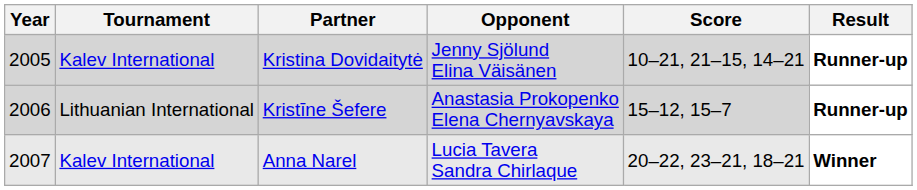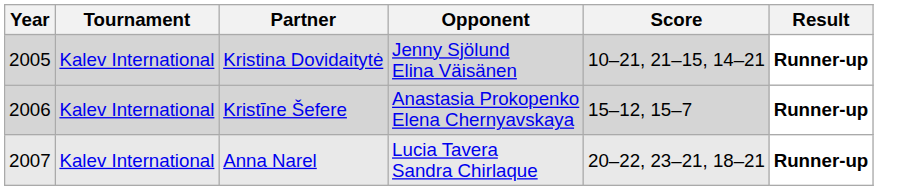(157, 110) Lithuanian International -> (137, 110) Kalev International
(845, 161) Winner -> (821, 161) Runner-up
